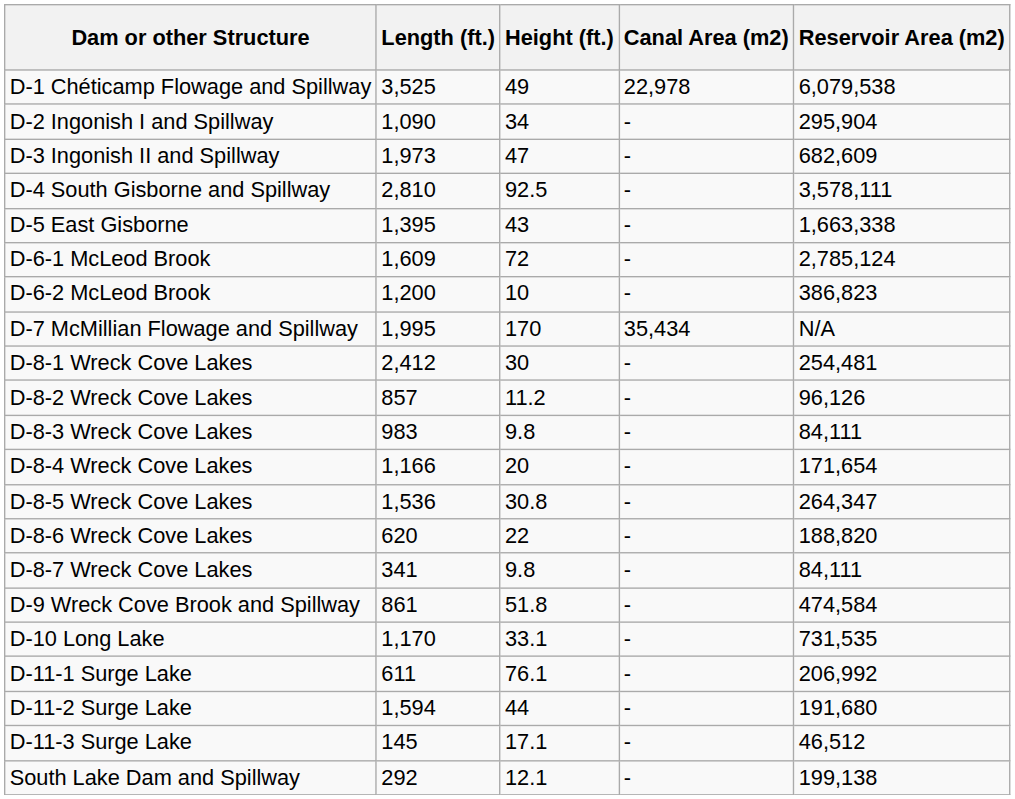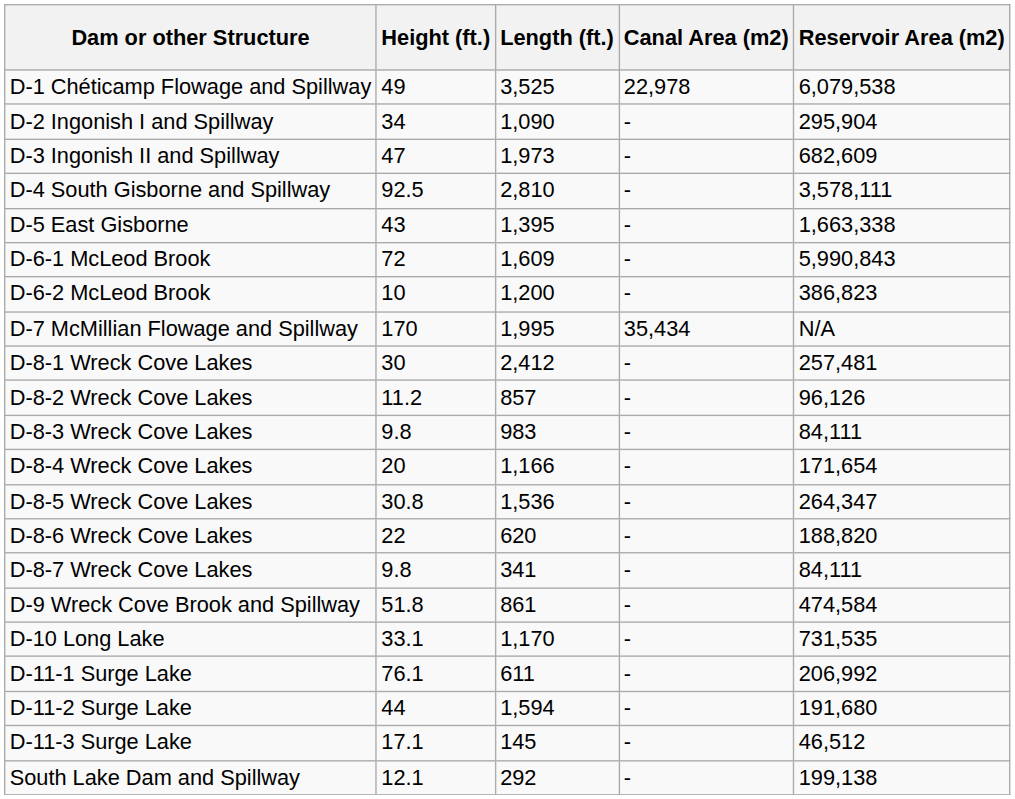columns swapped: (559, 37) <-> (438, 37)
(847, 259) 2,785,124 -> (847, 259) 5,990,843
(838, 363) 254,481 -> (838, 363) 257,481
